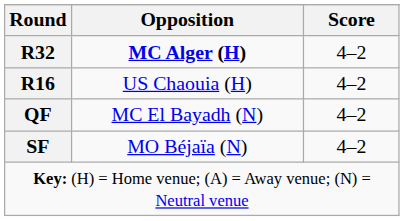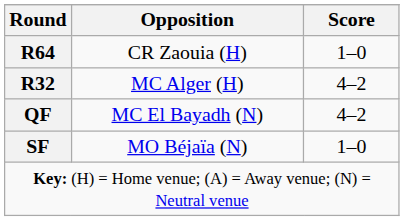+ row: (38, 51)
(187, 51) bold -> (187, 83) normal
- row: (38, 83)
(351, 146) 4–2 -> (351, 146) 1–0
